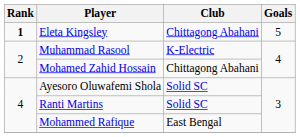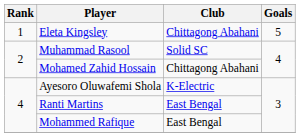(20, 31) bold -> (20, 31) normal
(190, 50) K-Electric -> (187, 50) Solid SC
(187, 86) Solid SC -> (190, 86) K-Electric
(187, 104) Solid SC -> (194, 104) East Bengal
